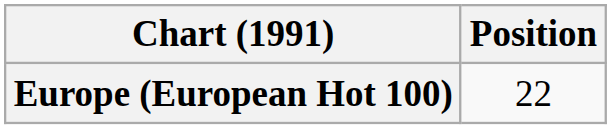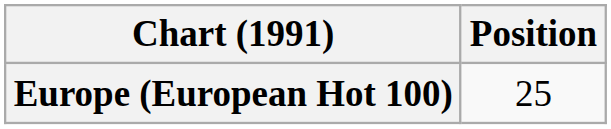(533, 92) 22 -> (533, 92) 25
